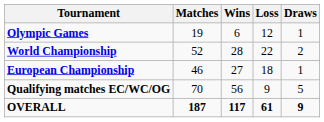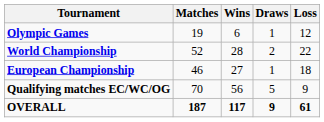columns swapped: (300, 13) <-> (267, 13)
